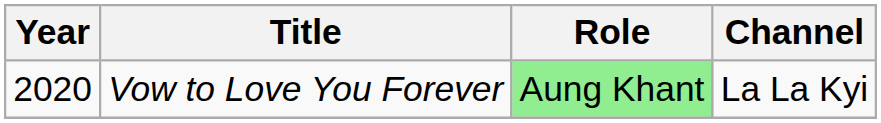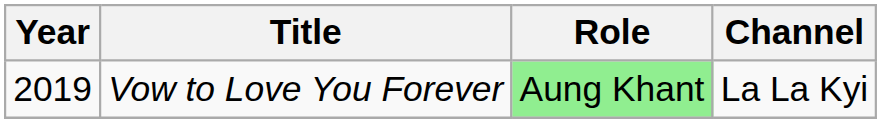(53, 88) 2020 -> (53, 88) 2019
